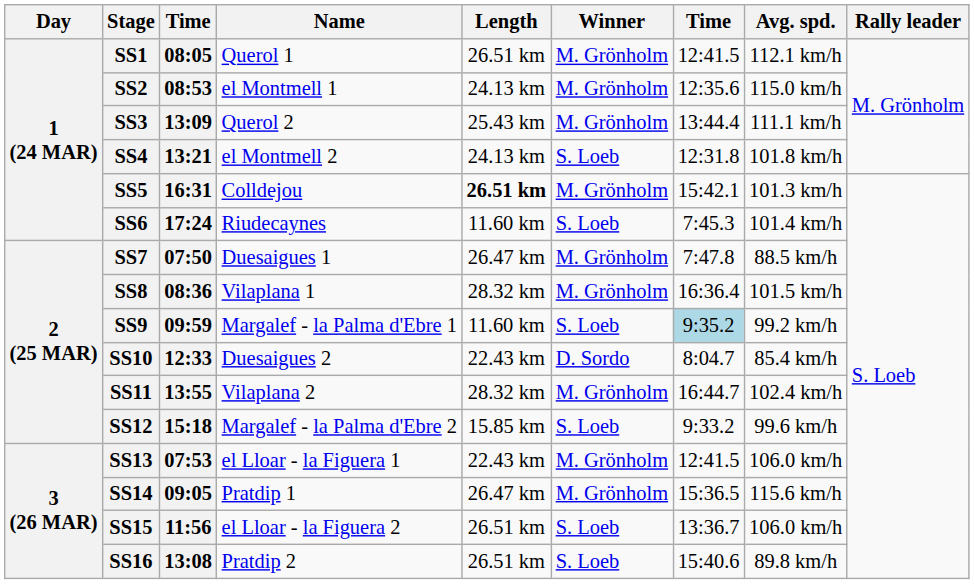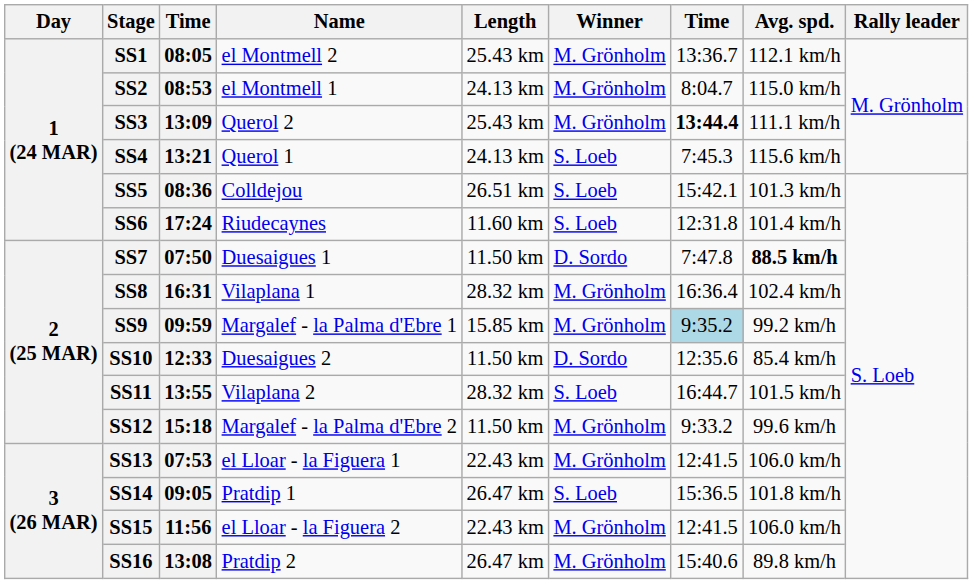(258, 55) Querol 1 -> (279, 55) el Montmell 2
(506, 55) 26.51 km -> (505, 55) 25.43 km
(709, 55) 12:41.5 -> (707, 55) 13:36.7
(709, 89) 12:35.6 -> (707, 89) 8:04.7
(709, 122) normal -> (707, 122) bold
(279, 156) el Montmell 2 -> (258, 156) Querol 1
(709, 156) 12:31.8 -> (707, 156) 7:45.3
(796, 156) 101.8 km/h -> (795, 156) 115.6 km/h
(188, 190) 16:31 -> (188, 190) 08:36
(506, 190) bold -> (505, 190) normal
(612, 190) M. Grönholm -> (585, 190) S. Loeb
(709, 224) 7:45.3 -> (707, 224) 12:31.8
(506, 257) 26.47 km -> (505, 257) 11.50 km
(612, 257) M. Grönholm -> (590, 257) D. Sordo
(796, 257) normal -> (795, 257) bold
(188, 291) 08:36 -> (188, 291) 16:31
(796, 291) 101.5 km/h -> (795, 291) 102.4 km/h
(506, 325) 11.60 km -> (505, 325) 15.85 km
(587, 325) S. Loeb -> (610, 325) M. Grönholm
(506, 359) 22.43 km -> (505, 359) 11.50 km
(709, 359) 8:04.7 -> (707, 359) 12:35.6
(612, 392) M. Grönholm -> (585, 392) S. Loeb
(796, 392) 102.4 km/h -> (795, 392) 101.5 km/h
(506, 426) 15.85 km -> (505, 426) 11.50 km
(587, 426) S. Loeb -> (610, 426) M. Grönholm
(612, 493) M. Grönholm -> (585, 493) S. Loeb
(796, 493) 115.6 km/h -> (795, 493) 101.8 km/h
(506, 527) 26.51 km -> (505, 527) 22.43 km
(587, 527) S. Loeb -> (610, 527) M. Grönholm
(709, 527) 13:36.7 -> (707, 527) 12:41.5
(506, 561) 26.51 km -> (505, 561) 26.47 km
(587, 561) S. Loeb -> (610, 561) M. Grönholm
